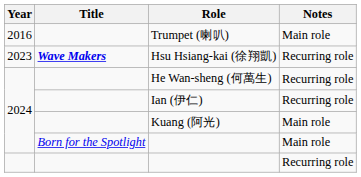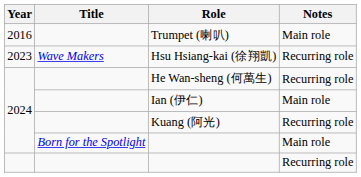(72, 56) bold -> (71, 56) normal
(318, 100) Recurring role -> (306, 100) Main role
(306, 122) Main role -> (318, 122) Recurring role
